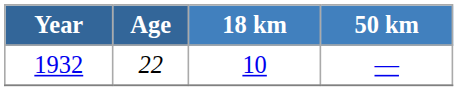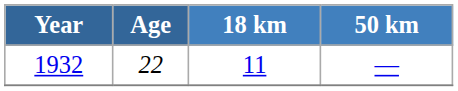(255, 65) 10 -> (255, 65) 11
